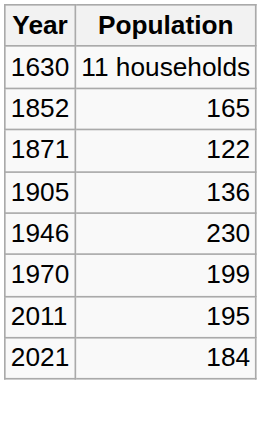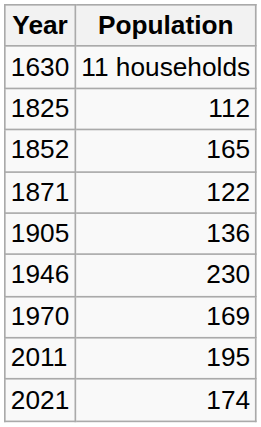+ row: (40, 108)
(228, 274) 199 -> (228, 316) 169
(228, 358) 184 -> (228, 399) 174
